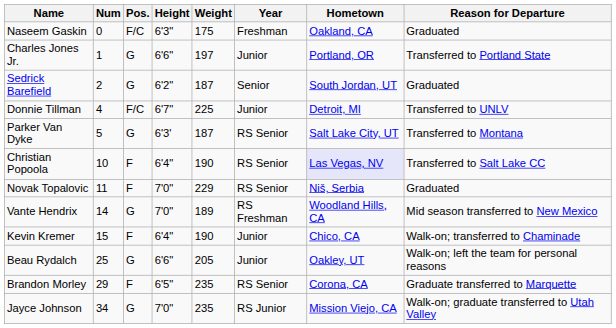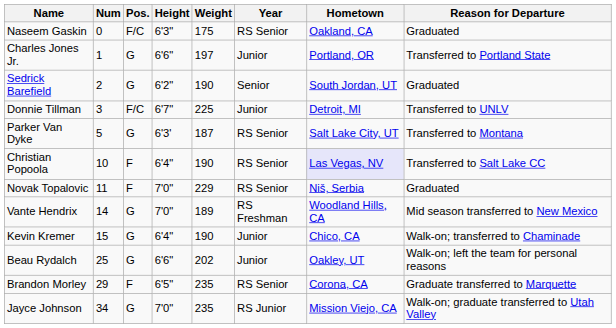(262, 31) Freshman -> (263, 31) RS Senior
(204, 85) 187 -> (204, 85) 190
(99, 109) 4 -> (99, 109) 3
(129, 236) F -> (130, 236) G
(204, 260) 205 -> (204, 260) 202
